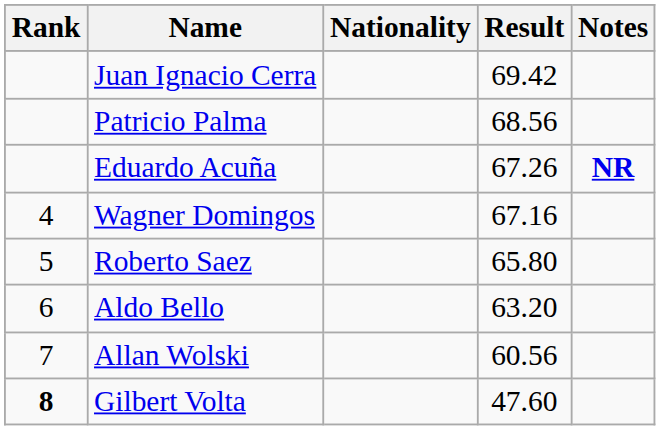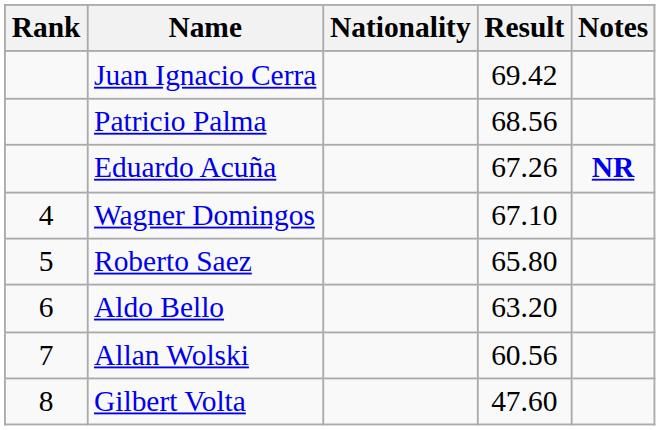(524, 214) 67.16 -> (524, 214) 67.10
(46, 401) bold -> (46, 401) normal
